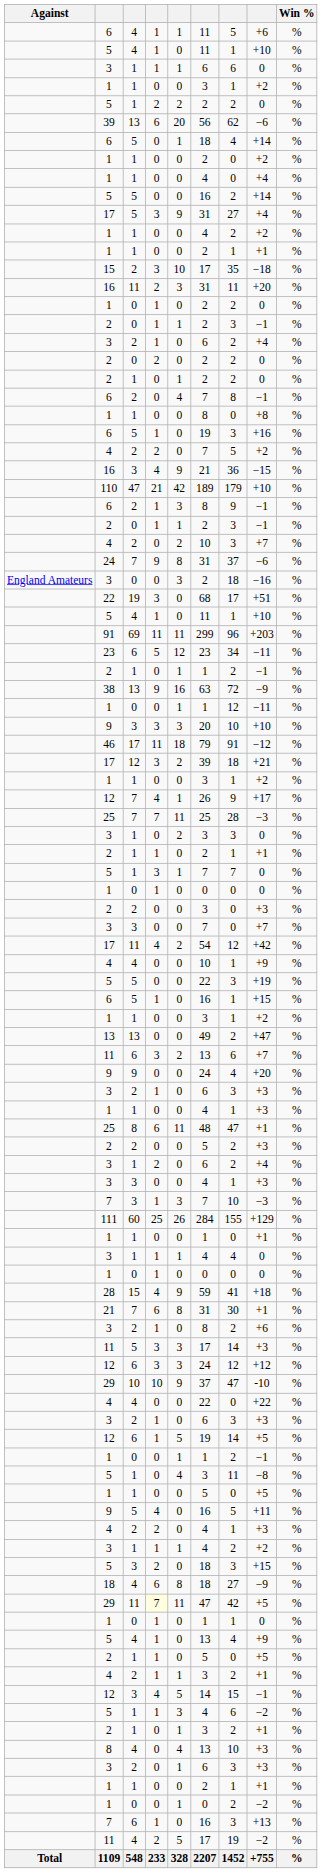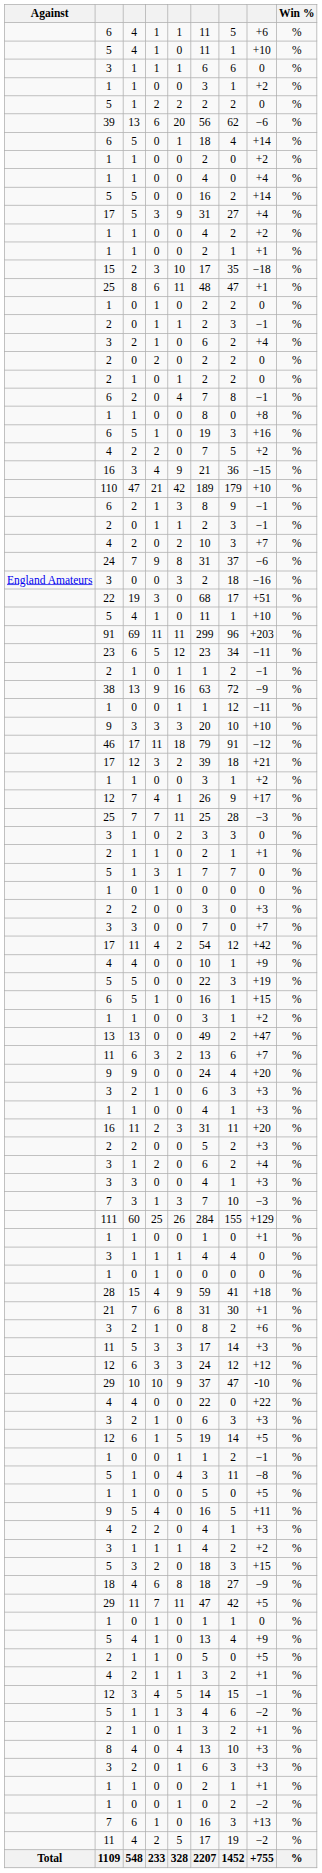rows swapped: (109, 287) <-> (109, 1128)
(157, 1603) lightyellow background -> (157, 1603) no background
